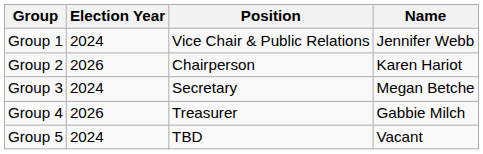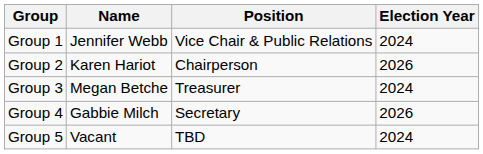columns swapped: (426, 16) <-> (118, 16)
(205, 88) Secretary -> (208, 88) Treasurer
(205, 112) Treasurer -> (207, 112) Secretary
